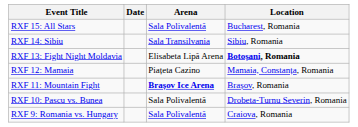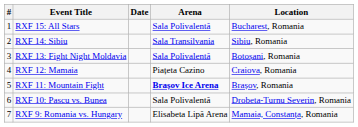+ column: (9, 12)
(186, 56) Elisabeta Lipă Arena -> (181, 56) Sala Polivalentă
(263, 56) bold -> (266, 56) normal
(280, 71) Mamaia, Constanța, Romania -> (264, 71) Craiova, Romania
(177, 115) Sala Polivalentă -> (190, 115) Elisabeta Lipă Arena
(260, 115) Craiova, Romania -> (285, 115) Mamaia, Constanța, Romania
